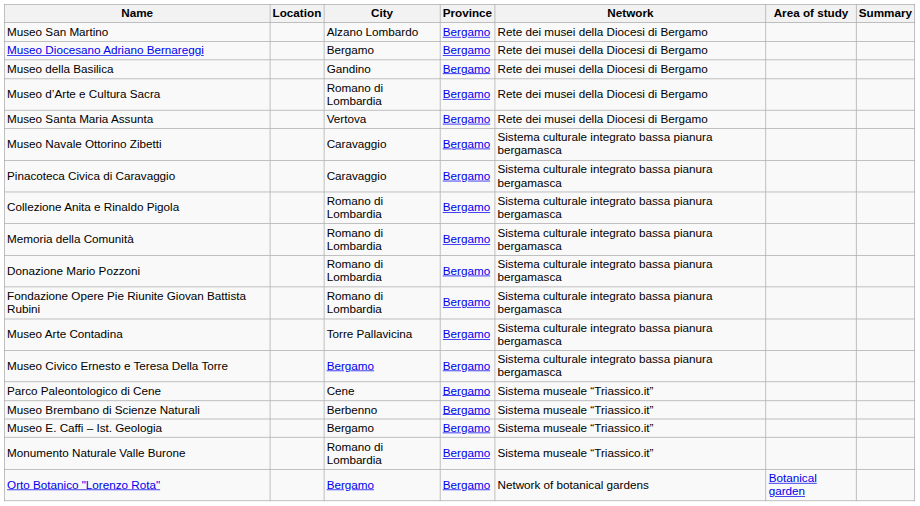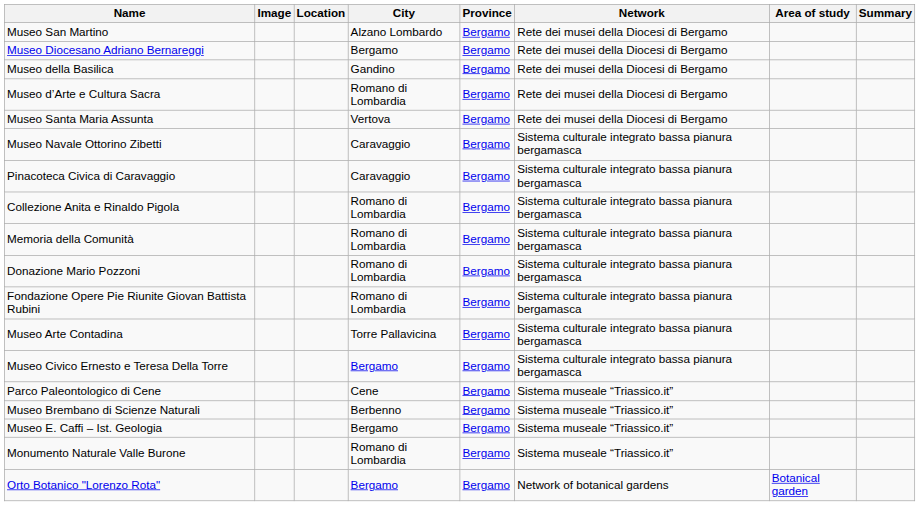+ column: (274, 13)
